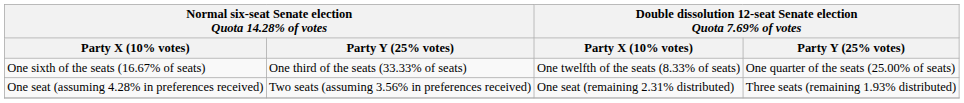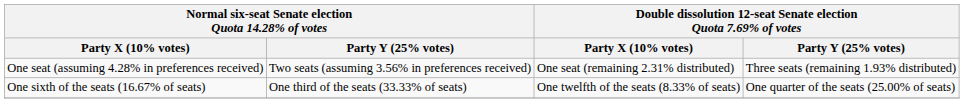rows swapped: (135, 87) <-> (106, 68)
